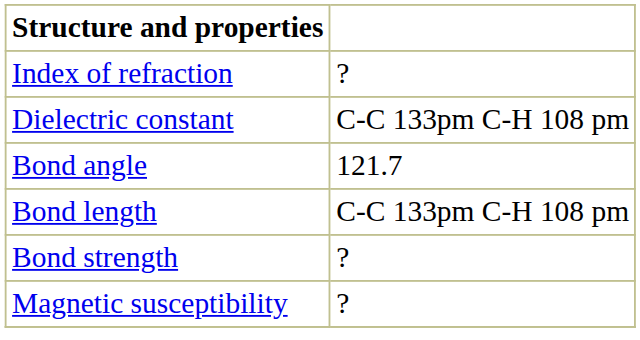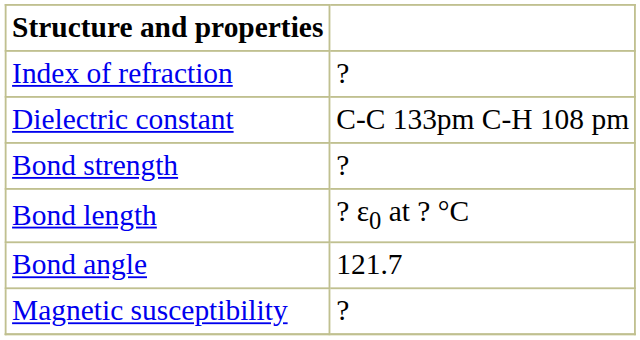rows swapped: (95, 257) <-> (80, 165)
(483, 211) C-C 133pm C-H 108 pm -> (403, 215) ? ε0 at ? °C
